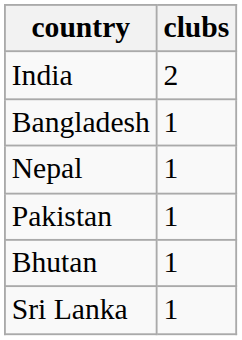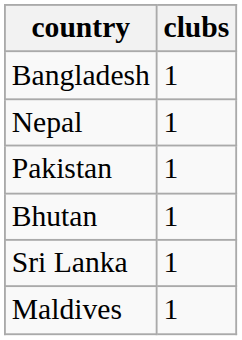- row: (42, 74)
+ row: (67, 309)
